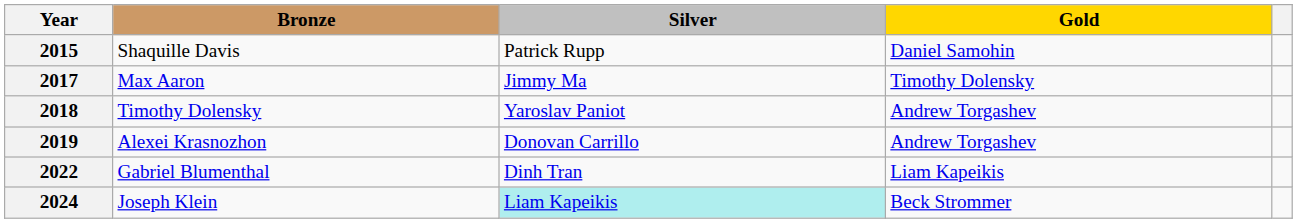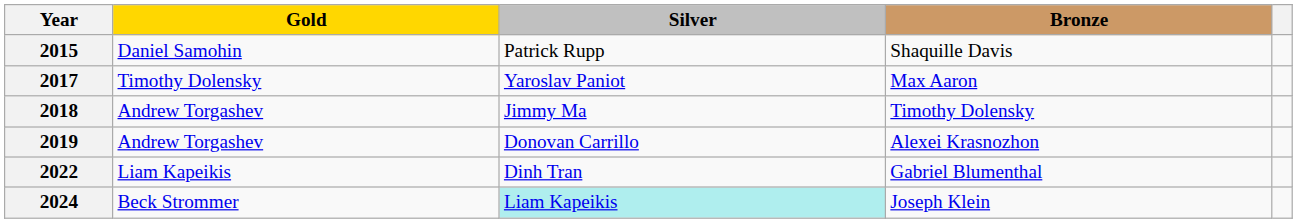columns swapped: (1079, 19) <-> (306, 19)
(545, 80) Jimmy Ma -> (565, 80) Yaroslav Paniot
(565, 111) Yaroslav Paniot -> (545, 111) Jimmy Ma
